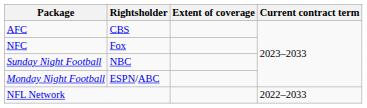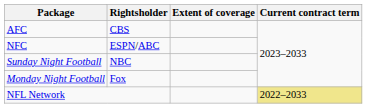(118, 45) Fox -> (135, 45) ESPN/ABC
(135, 78) ESPN/ABC -> (118, 78) Fox
(283, 95) no background -> (283, 95) khaki background
